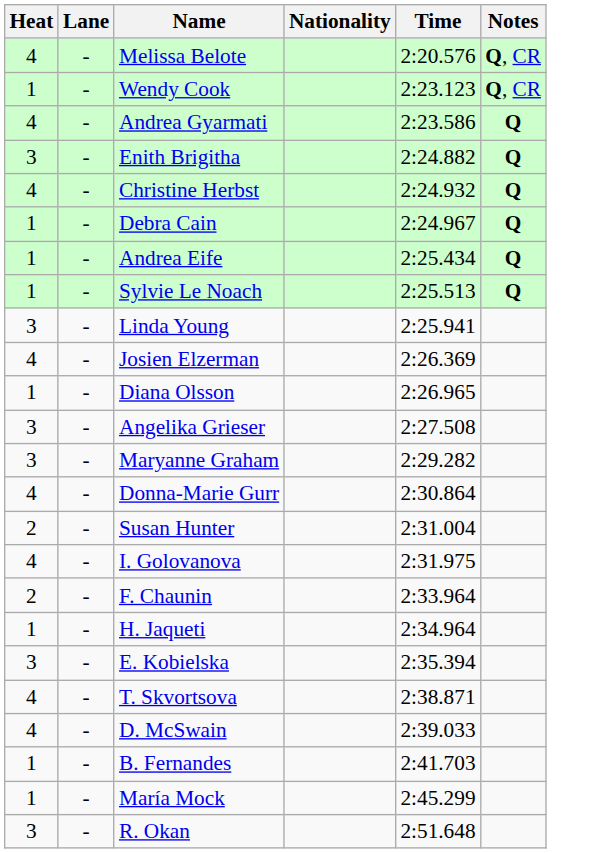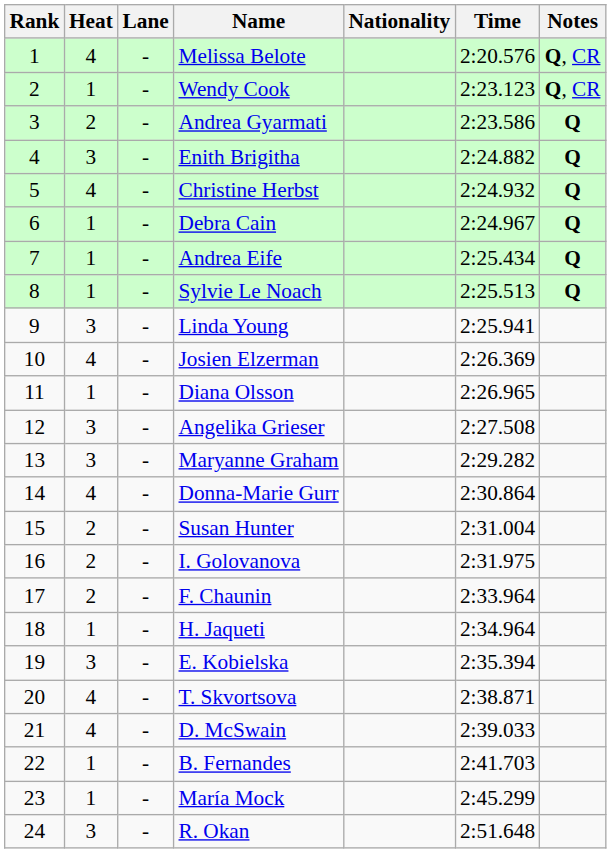+ column: (34, 21)
(31, 122) 4 -> (91, 122) 2
(31, 561) 4 -> (91, 561) 2
